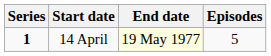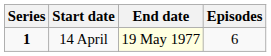(235, 39) 5 -> (235, 39) 6
